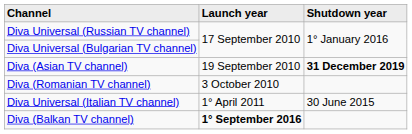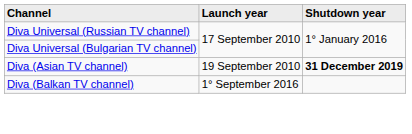- row: (79, 84)
- row: (93, 102)
(252, 119) bold -> (250, 84) normal
